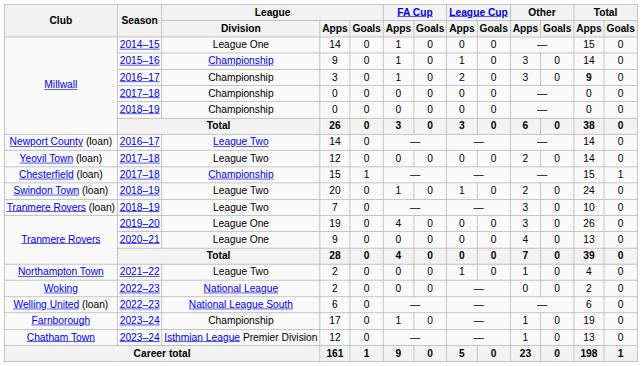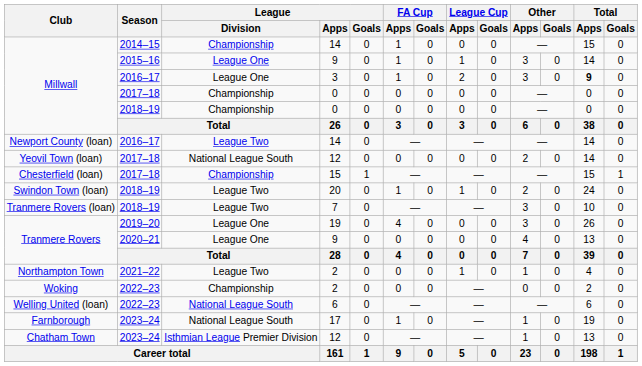(241, 45) League One -> (241, 45) Championship
(241, 61) Championship -> (241, 61) League One
(241, 77) Championship -> (241, 77) League One
(241, 158) League Two -> (241, 158) National League South
(241, 288) National League -> (241, 288) Championship
(241, 321) Championship -> (241, 321) National League South
